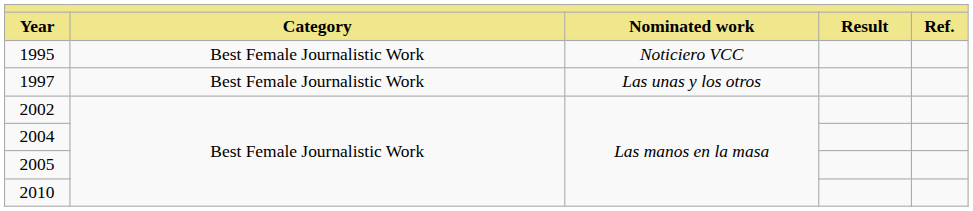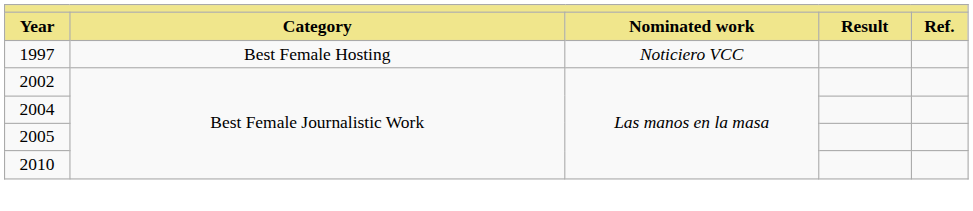- row: (37, 54)
(317, 81) Best Female Journalistic Work -> (317, 54) Best Female Hosting
(692, 81) Las unas y los otros -> (692, 54) Noticiero VCC
